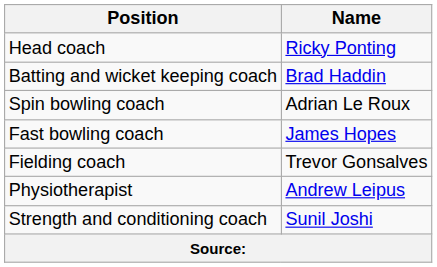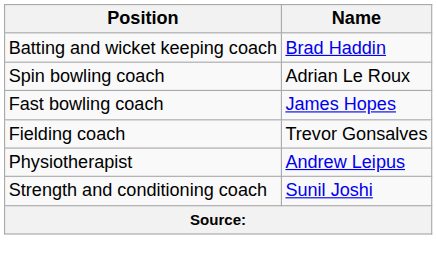- row: (57, 47)
